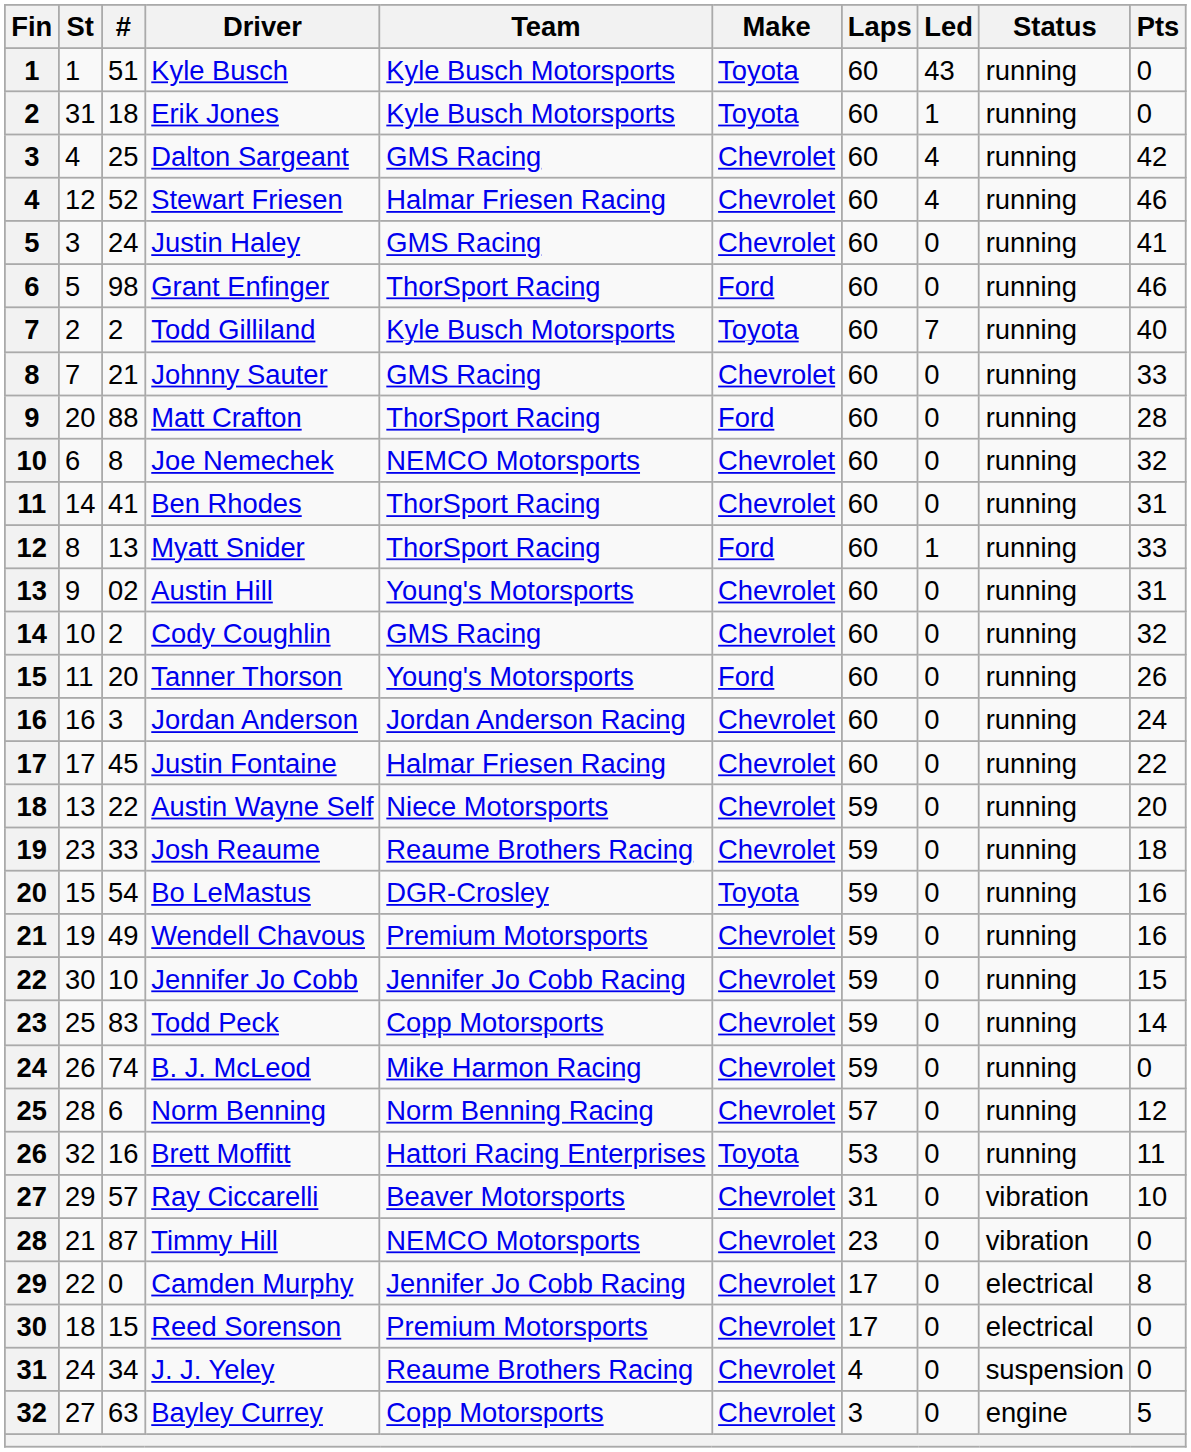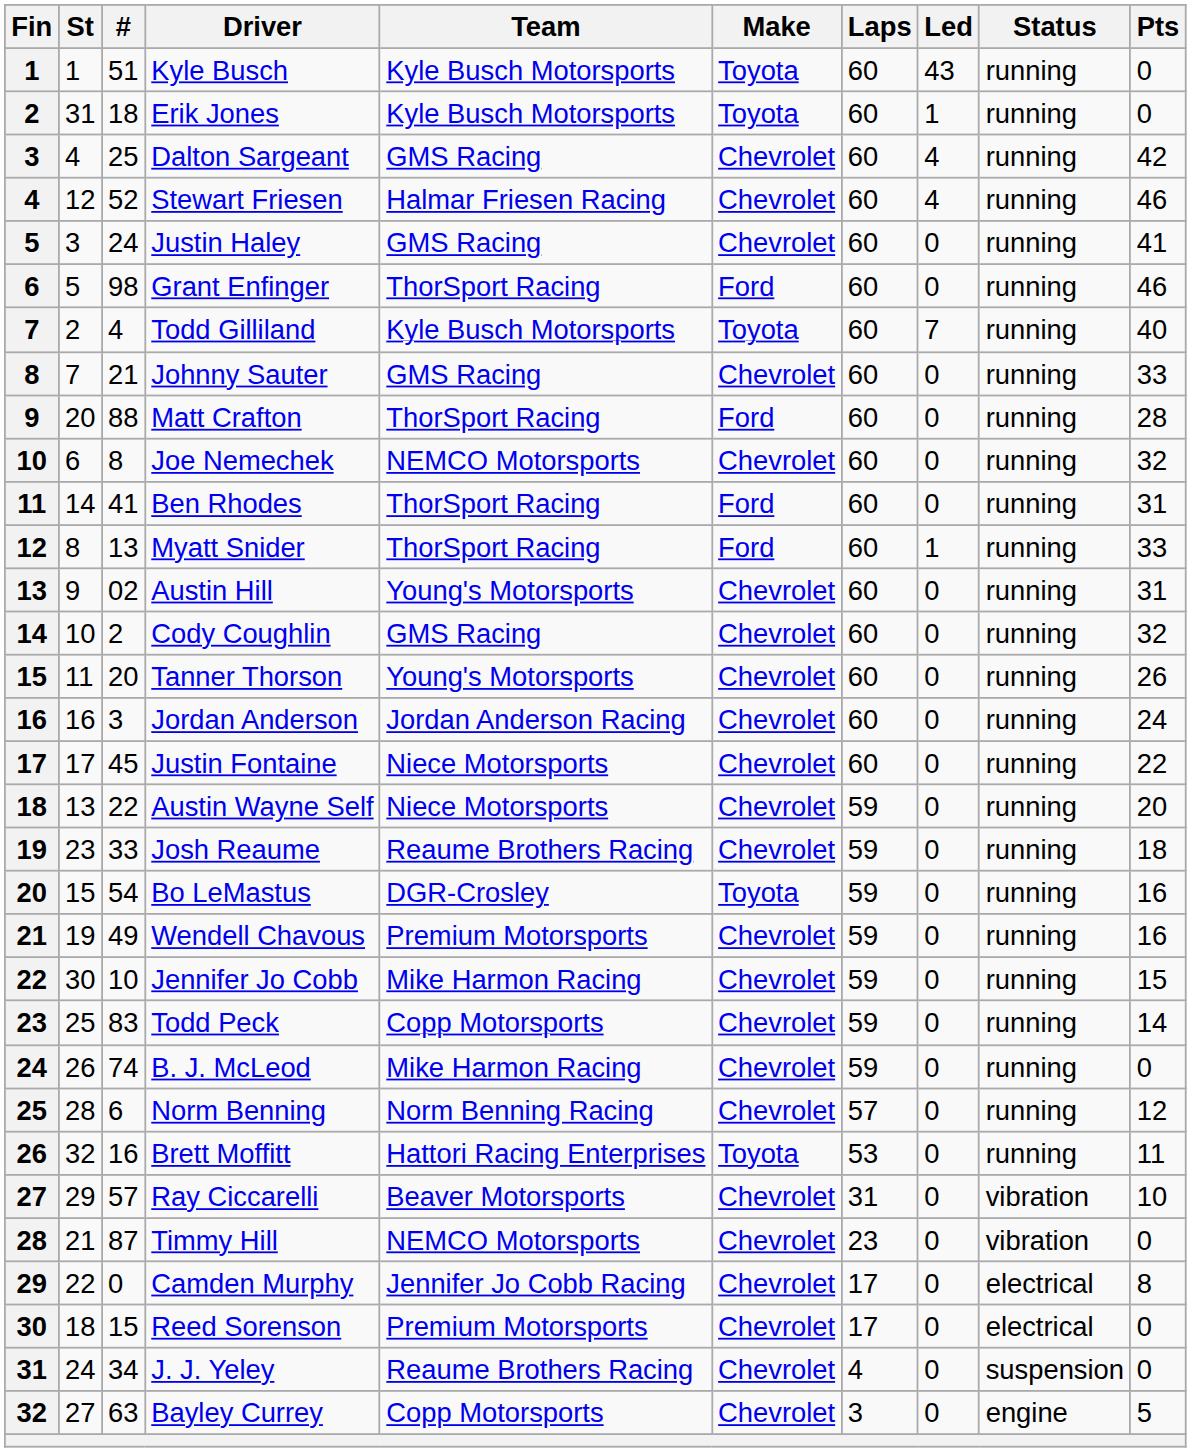(116, 330) 2 -> (116, 330) 4
(777, 503) Chevrolet -> (746, 503) Ford
(746, 676) Ford -> (777, 676) Chevrolet
(526, 763) Halmar Friesen Racing -> (497, 763) Niece Motorsports
(536, 980) Jennifer Jo Cobb Racing -> (514, 980) Mike Harmon Racing
